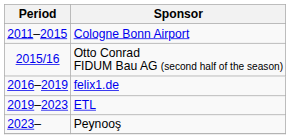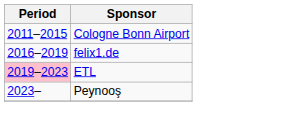- row: (178, 59)
(38, 105) no background -> (38, 72) pink background
